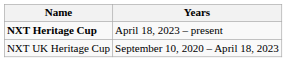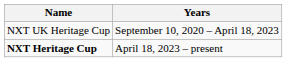rows swapped: (58, 48) <-> (52, 30)
